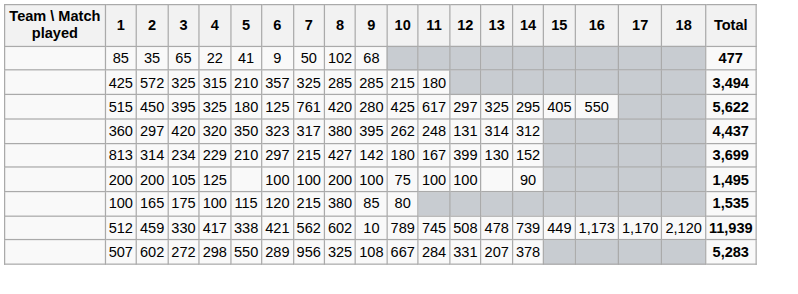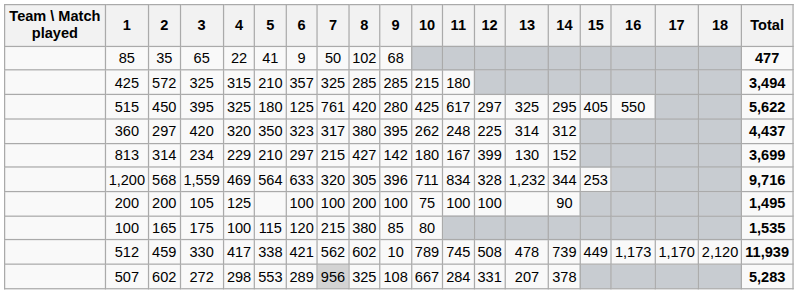(465, 131) 131 -> (490, 131) 225
+ row: (127, 179)
(246, 252) 550 -> (270, 276) 553
(309, 252) no background -> (333, 276) lightgrey background
